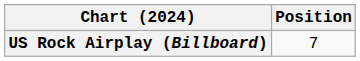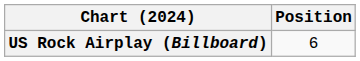(314, 44) 7 -> (314, 44) 6
